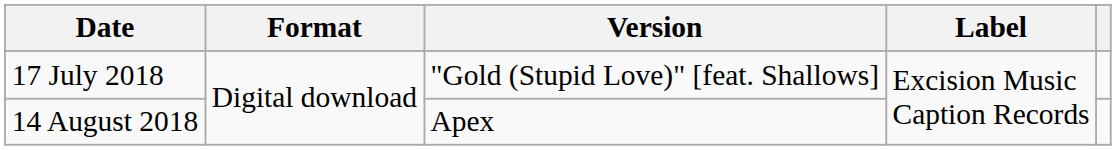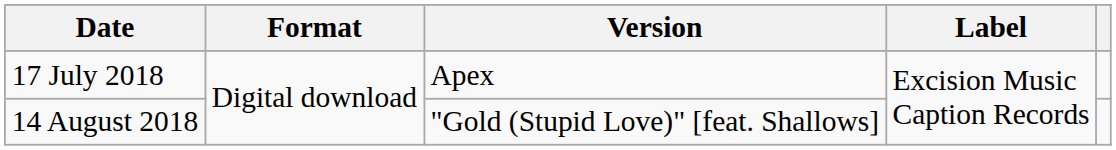(655, 74) "Gold (Stupid Love)" [feat. Shallows] -> (462, 74) Apex
(462, 121) Apex -> (655, 121) "Gold (Stupid Love)" [feat. Shallows]
